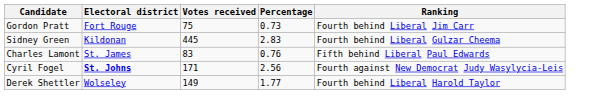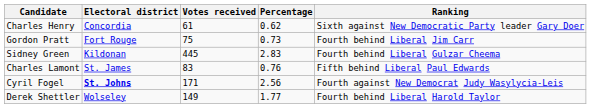+ row: (40, 26)
